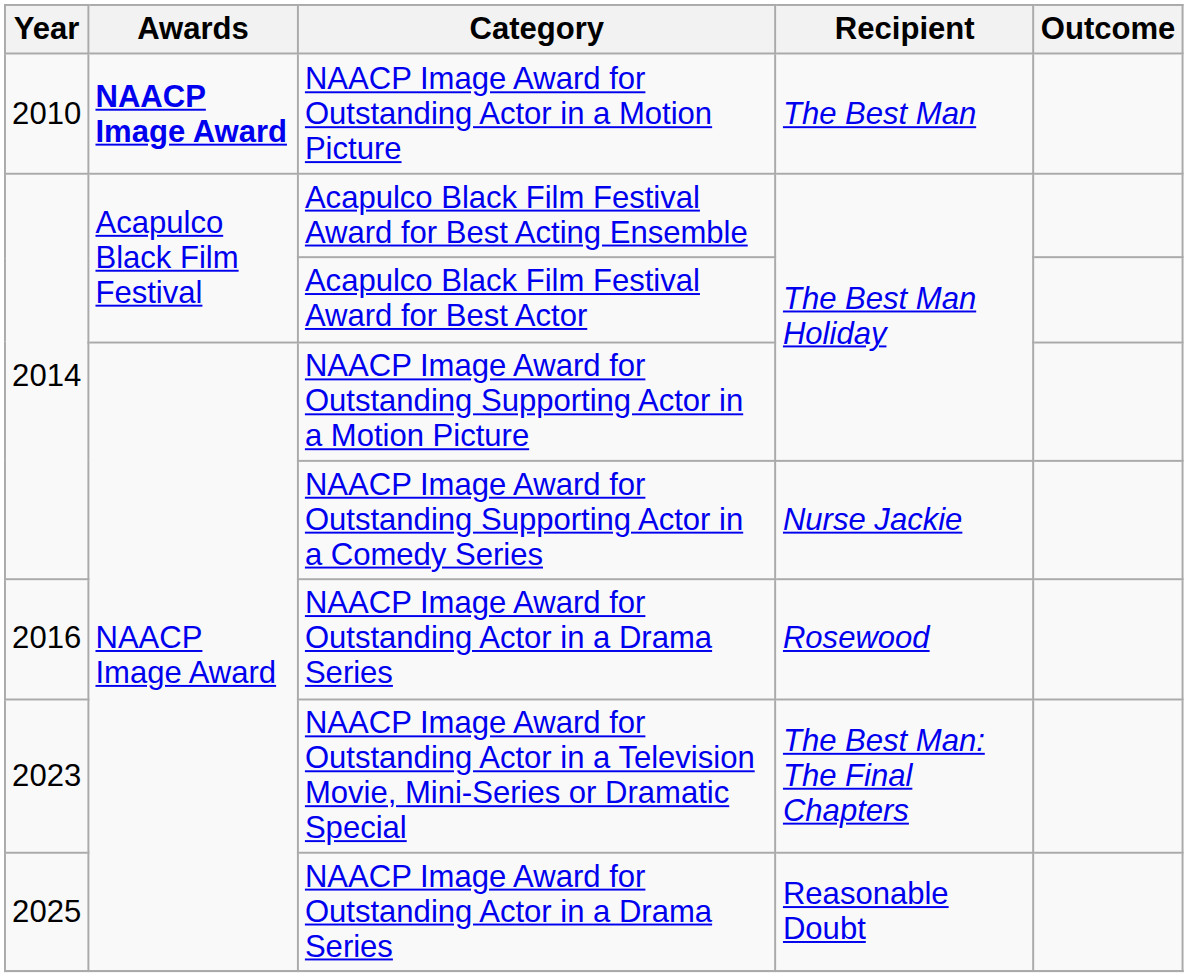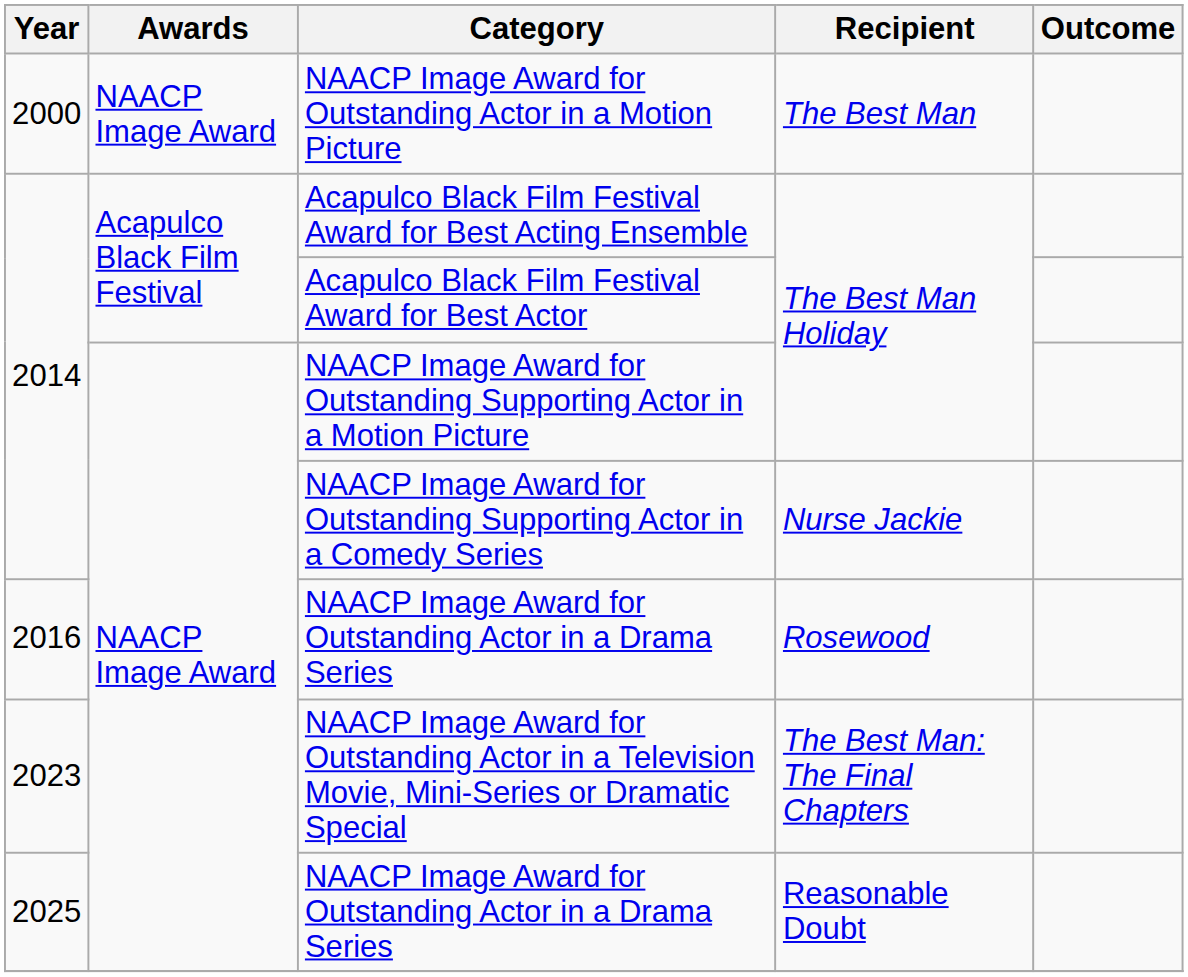(47, 113) 2010 -> (47, 113) 2000
(191, 113) bold -> (186, 113) normal
